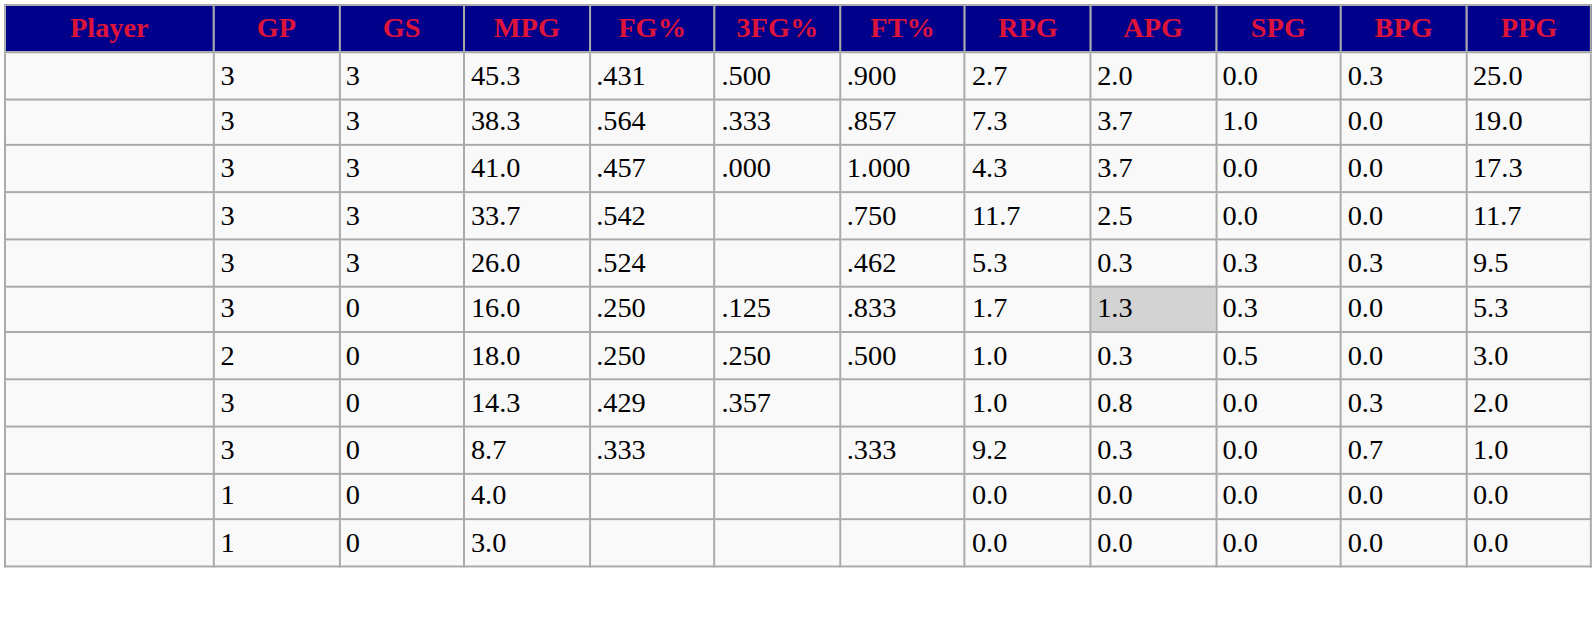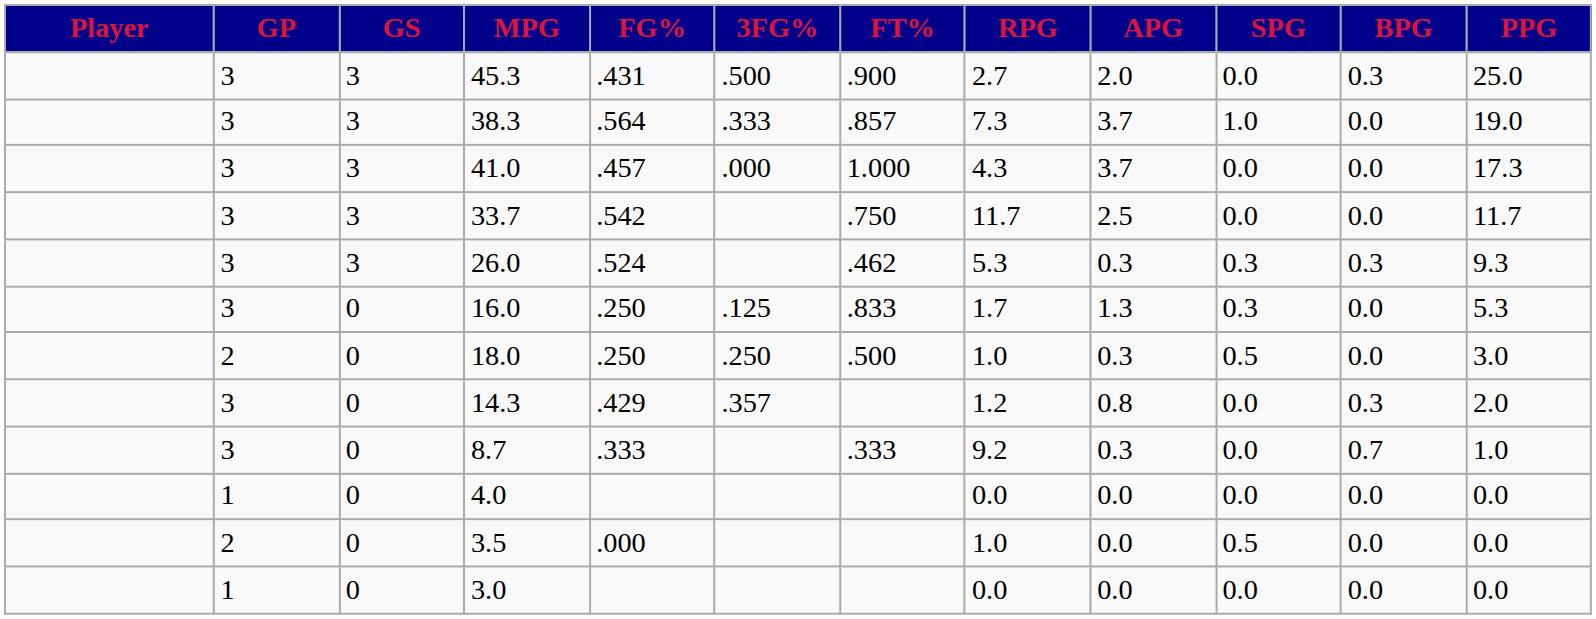(1491, 262) 9.5 -> (1491, 262) 9.3
(1115, 309) lightgrey background -> (1115, 309) no background
(990, 402) 1.0 -> (990, 402) 1.2
+ row: (489, 542)
